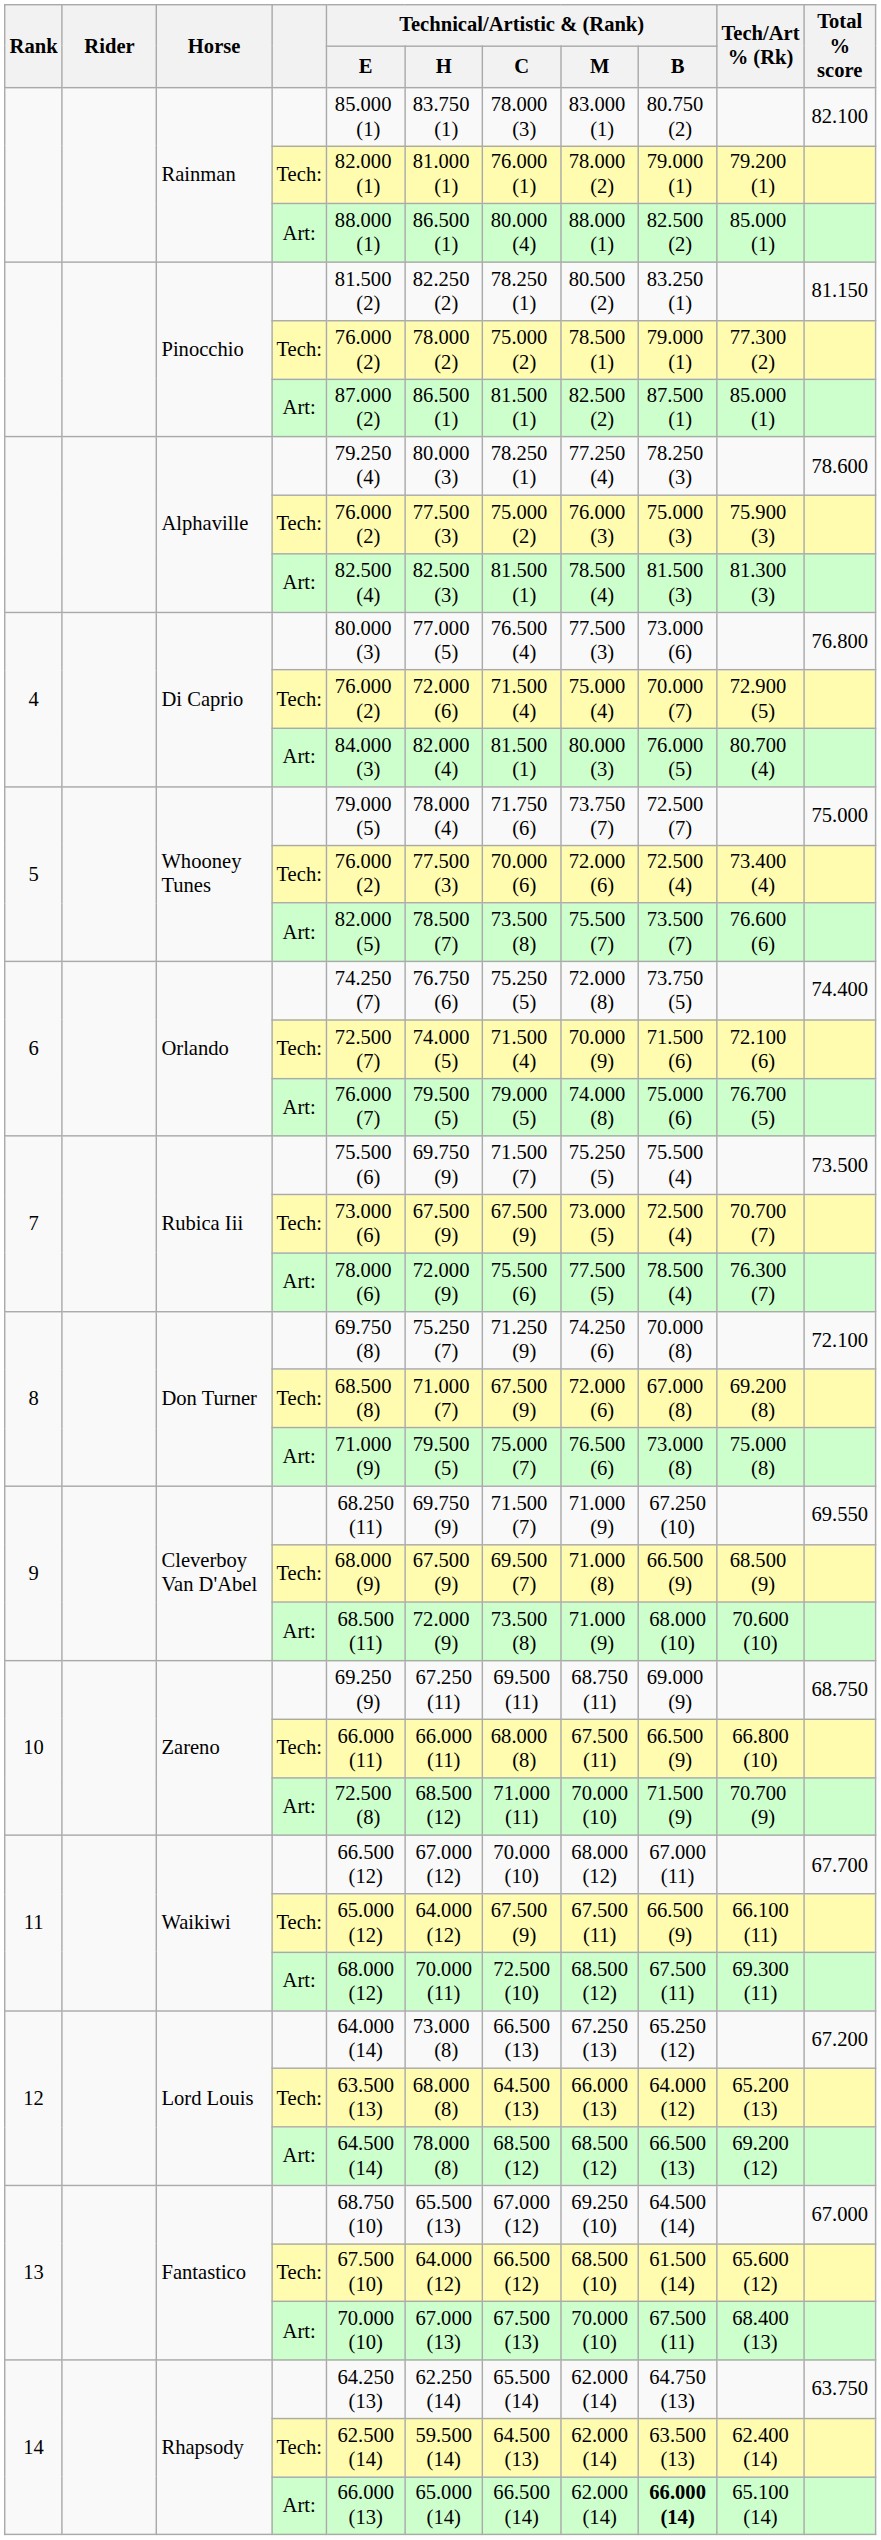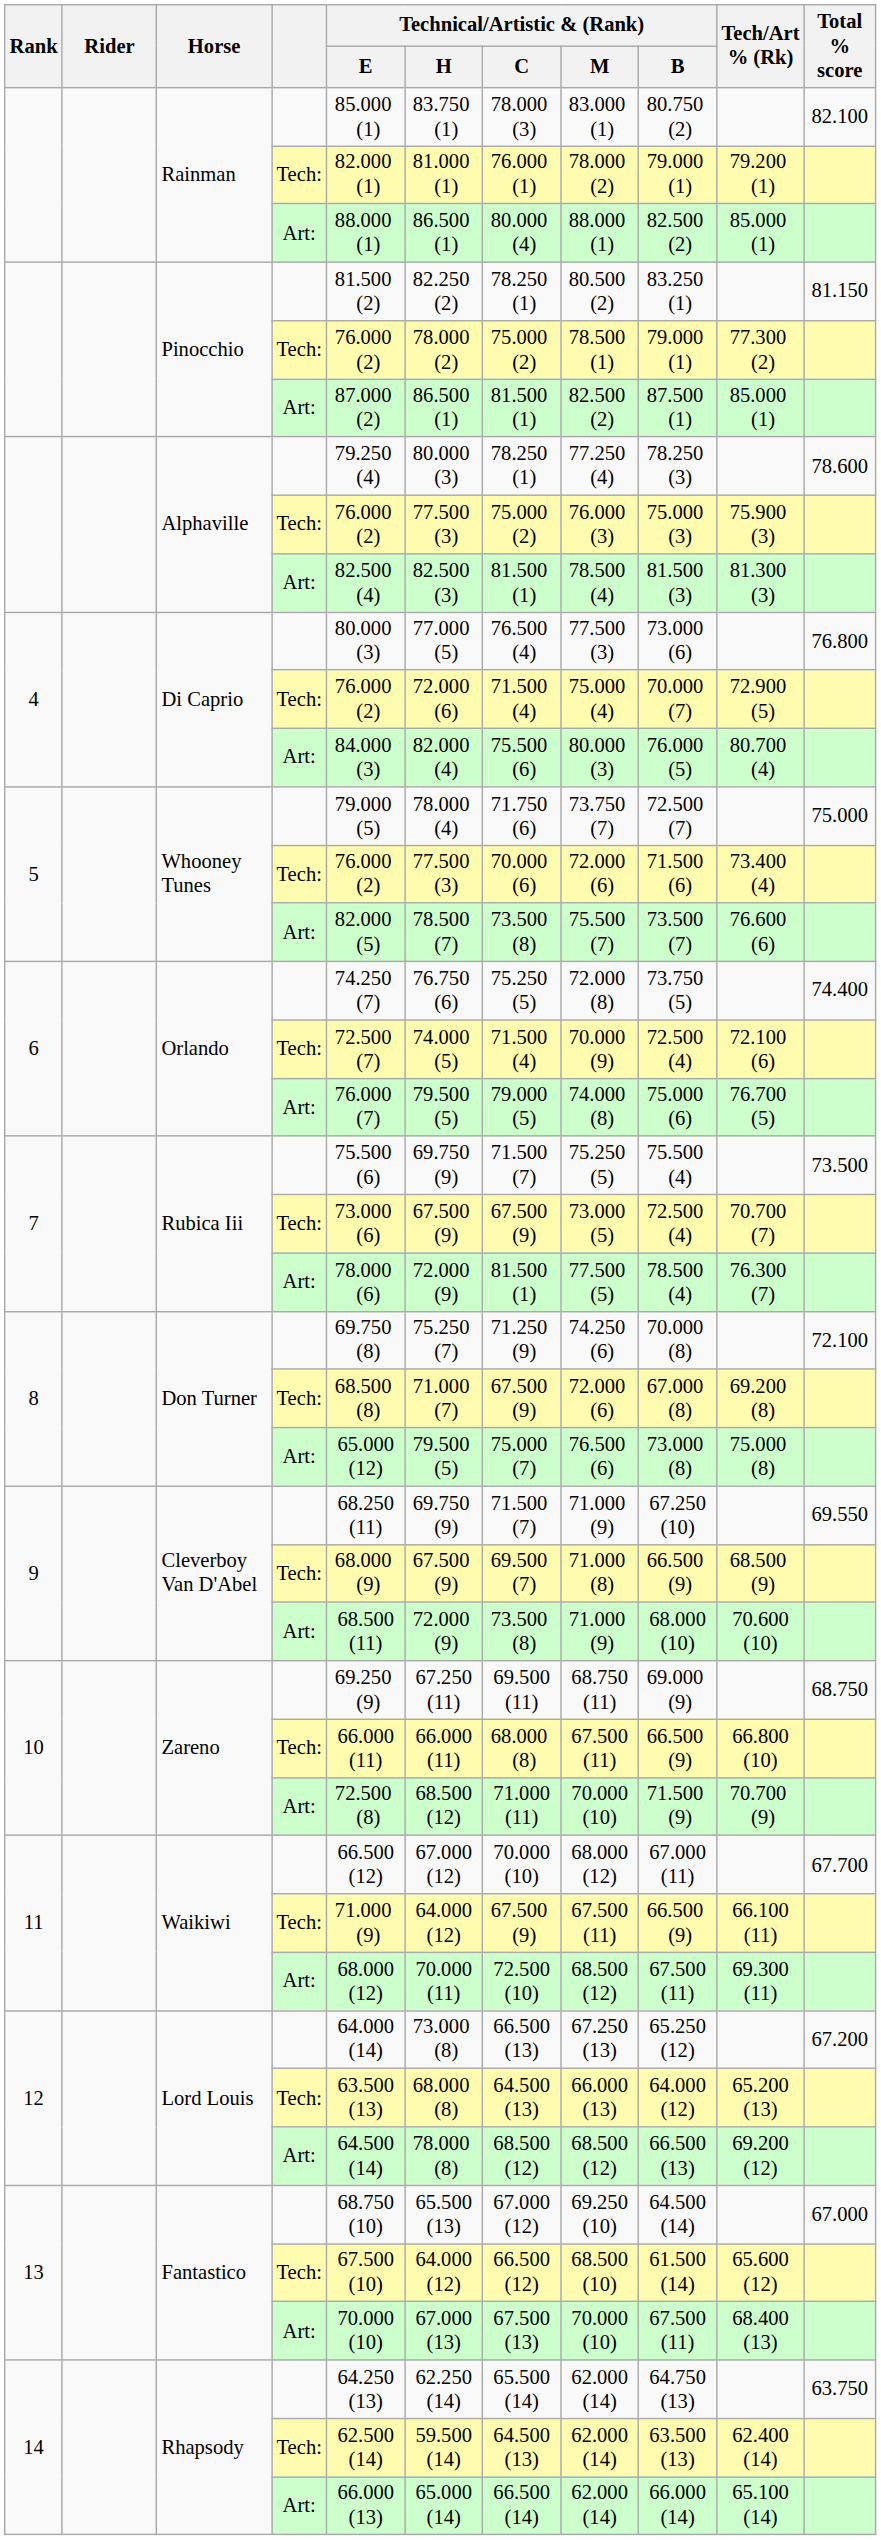(522, 757) 81.500 (1) -> (522, 757) 75.500 (6)
(678, 874) 72.500 (4) -> (678, 874) 71.500 (6)
(678, 1048) 71.500 (6) -> (678, 1048) 72.500 (4)
(522, 1282) 75.500 (6) -> (522, 1282) 81.500 (1)
(366, 1456) 71.000 (9) -> (366, 1456) 65.000 (12)
(366, 1923) 65.000 (12) -> (366, 1923) 71.000 (9)
(678, 2505) bold -> (678, 2505) normal
